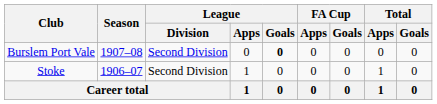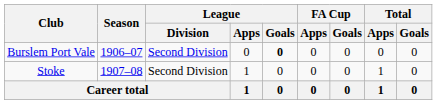(121, 52) 1907–08 -> (121, 52) 1906–07
(121, 71) 1906–07 -> (121, 71) 1907–08
